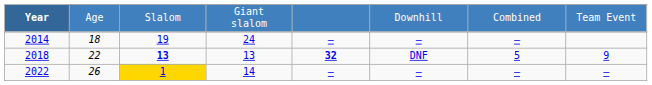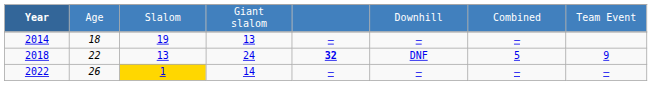(249, 40) 24 -> (249, 40) 13
(163, 56) bold -> (163, 56) normal
(249, 56) 13 -> (249, 56) 24
